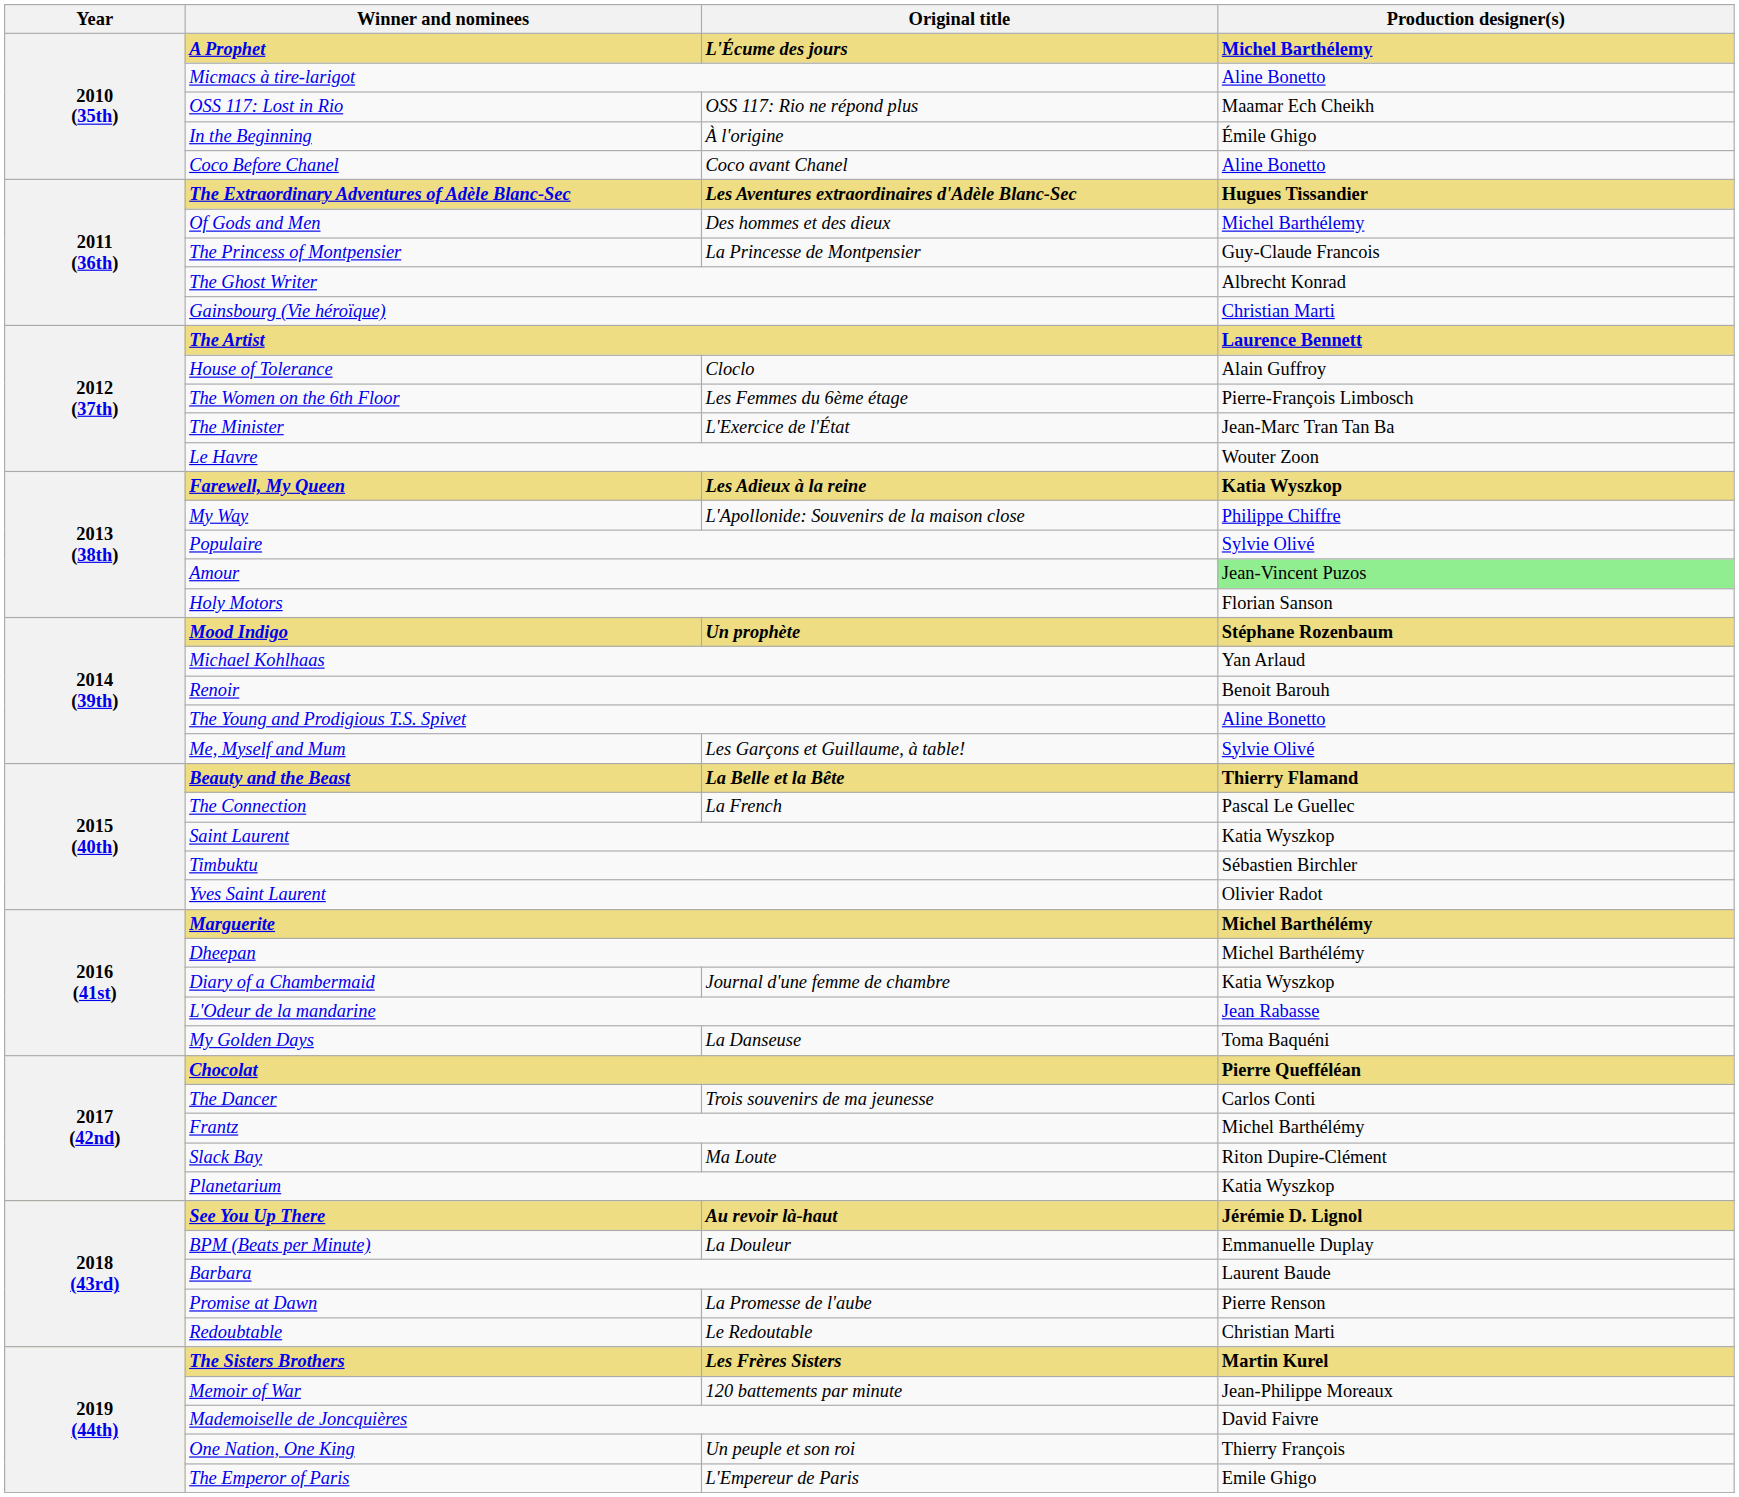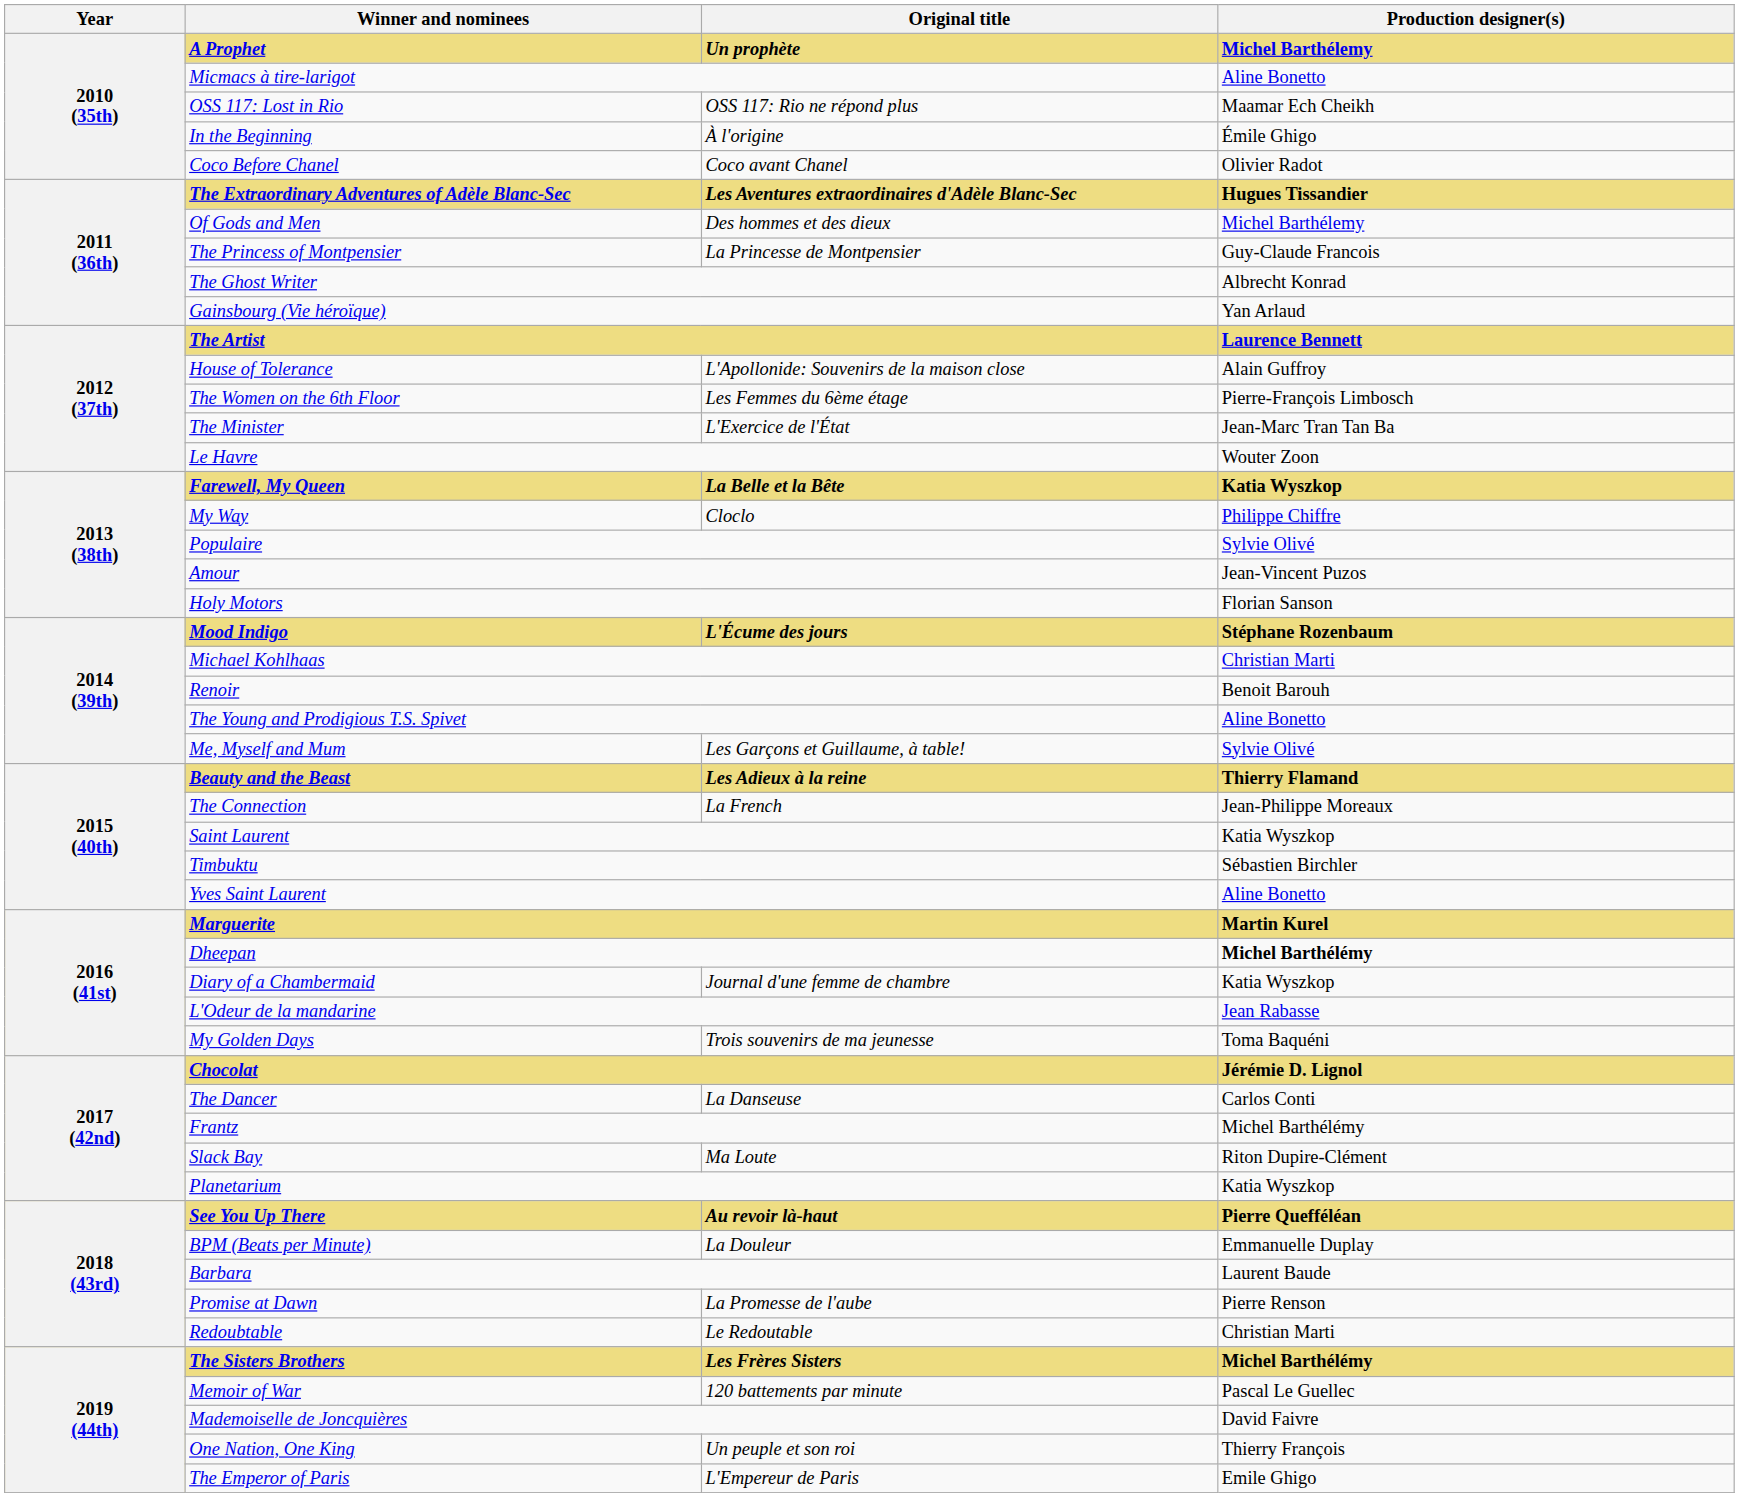(777, 48) L'Écume des jours -> (753, 48) Un prophète
(1274, 164) Aline Bonetto -> (1272, 164) Olivier Radot
(1278, 310) Christian Marti -> (1264, 310) Yan Arlaud
(730, 369) Cloclo -> (865, 369) L'Apollonide: Souvenirs de la maison close
(786, 485) Les Adieux à la reine -> (775, 485) La Belle et la Bête
(865, 515) L'Apollonide: Souvenirs de la maison close -> (730, 515) Cloclo
(1294, 573) lightgreen background -> (1294, 573) no background
(753, 631) Un prophète -> (777, 631) L'Écume des jours
(1264, 661) Yan Arlaud -> (1278, 661) Christian Marti
(775, 777) La Belle et la Bête -> (786, 777) Les Adieux à la reine
(1288, 806) Pascal Le Guellec -> (1307, 806) Jean-Philippe Moreaux
(1272, 894) Olivier Radot -> (1274, 894) Aline Bonetto
(1297, 923) Michel Barthélémy -> (1275, 923) Martin Kurel
(1293, 952) normal -> (1297, 952) bold
(753, 1040) La Danseuse -> (820, 1040) Trois souvenirs de ma jeunesse
(1291, 1069) Pierre Quefféléan -> (1292, 1069) Jérémie D. Lignol
(820, 1098) Trois souvenirs de ma jeunesse -> (753, 1098) La Danseuse
(1292, 1215) Jérémie D. Lignol -> (1291, 1215) Pierre Quefféléan
(1275, 1361) Martin Kurel -> (1297, 1361) Michel Barthélémy
(1307, 1390) Jean-Philippe Moreaux -> (1288, 1390) Pascal Le Guellec
